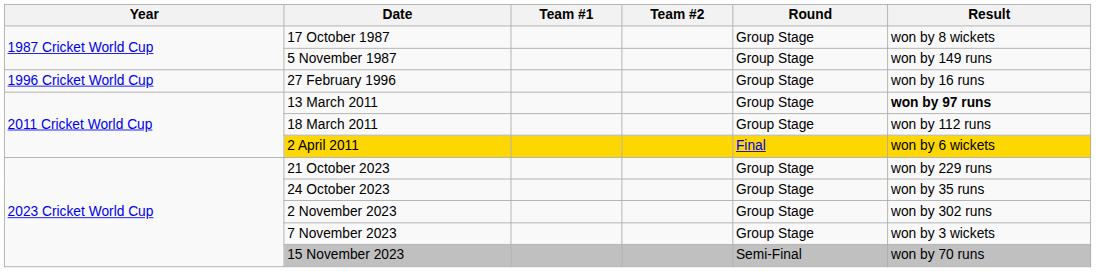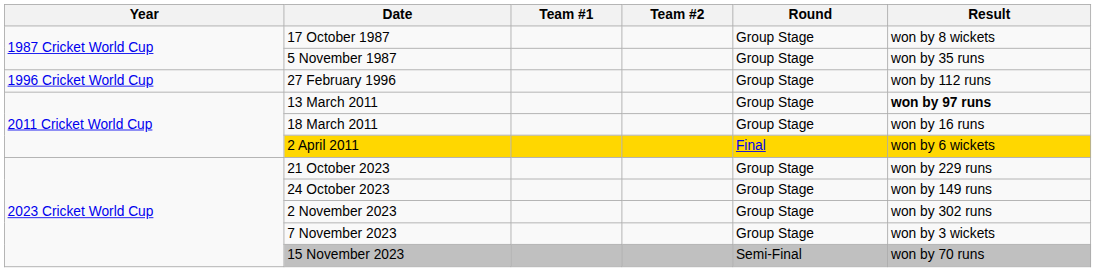(941, 59) won by 149 runs -> (938, 59) won by 35 runs
(938, 80) won by 16 runs -> (941, 80) won by 112 runs
(941, 124) won by 112 runs -> (938, 124) won by 16 runs
(938, 189) won by 35 runs -> (941, 189) won by 149 runs
